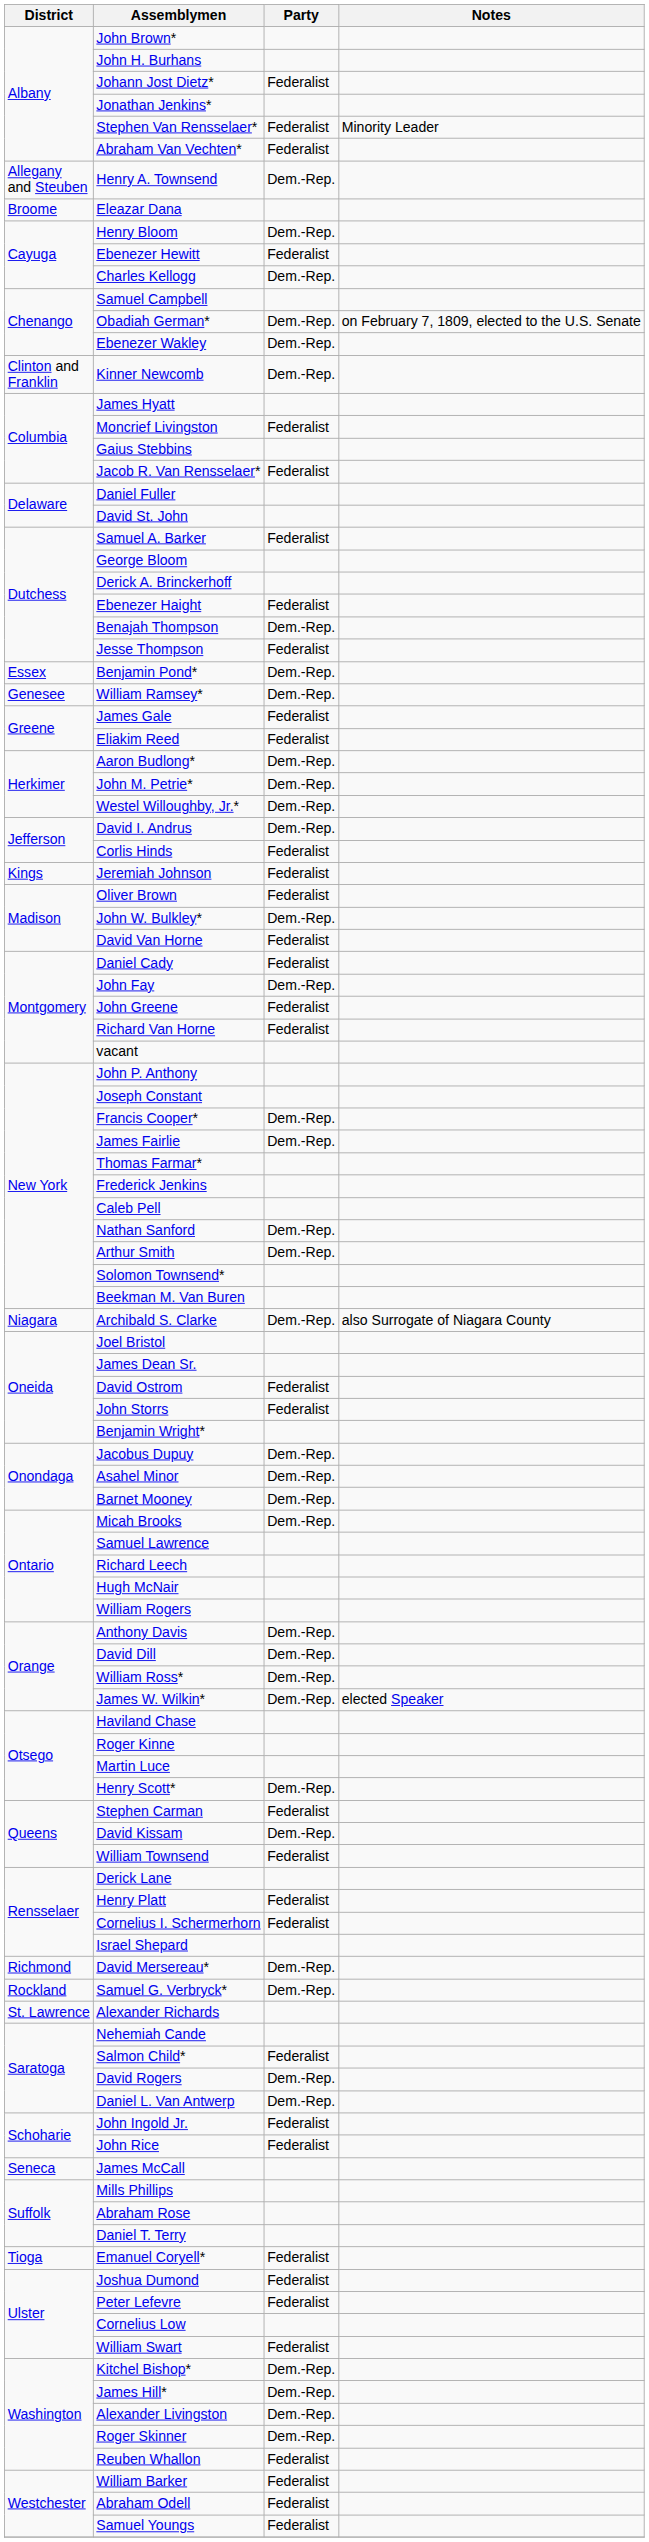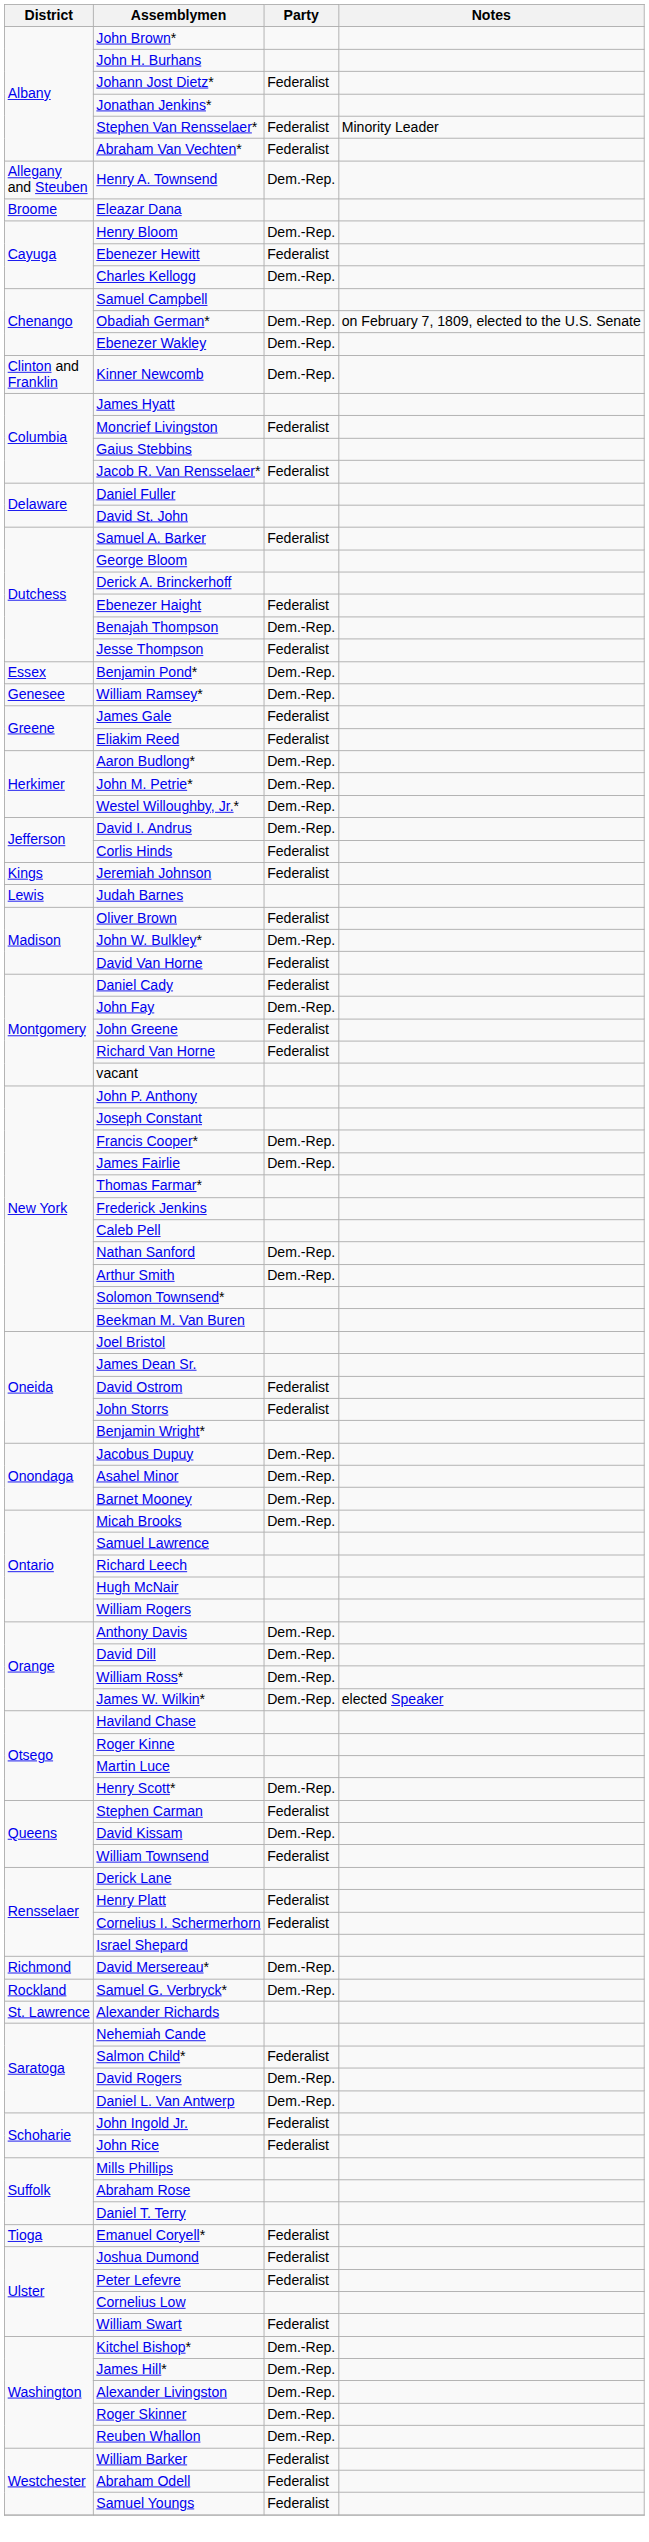+ row: (140, 895)
- row: (157, 1320)
- row: (141, 2168)
(298, 2458) Federalist -> (301, 2436) Dem.-Rep.
